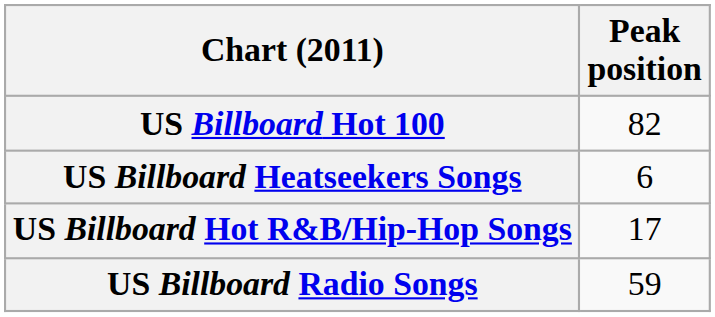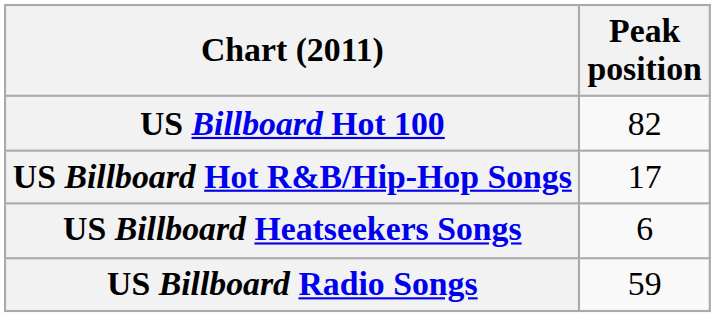rows swapped: (292, 176) <-> (292, 229)
